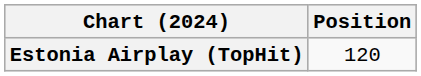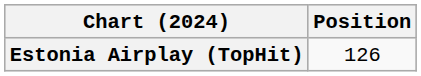(362, 55) 120 -> (362, 55) 126
